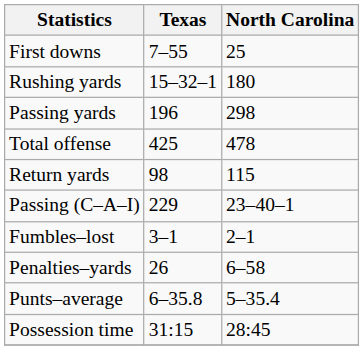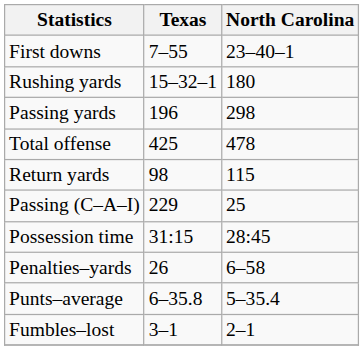(236, 50) 25 -> (260, 50) 23–40–1
(260, 205) 23–40–1 -> (236, 205) 25
rows swapped: (62, 236) <-> (71, 329)
